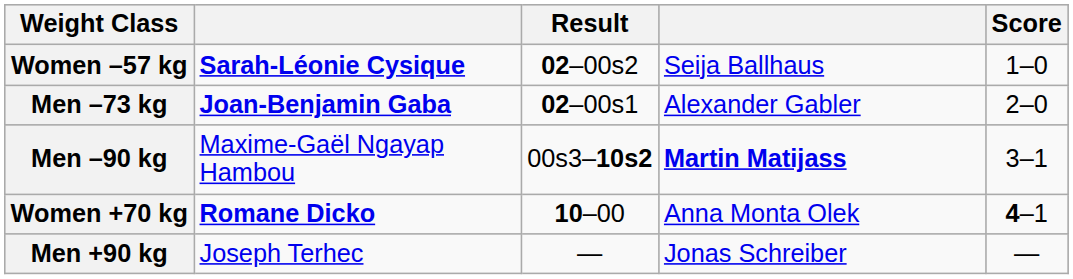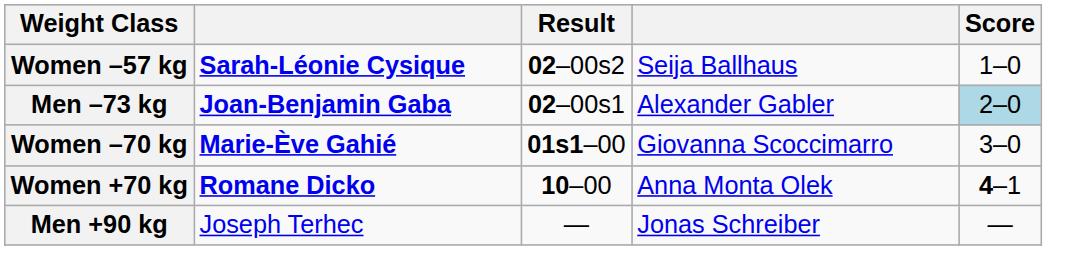(1027, 104) no background -> (1000, 104) lightblue background
+ row: (99, 144)
- row: (99, 159)
